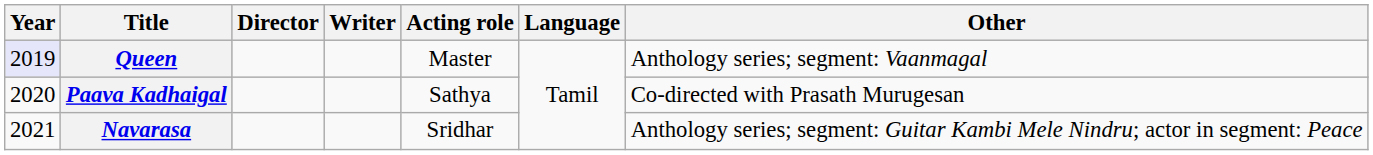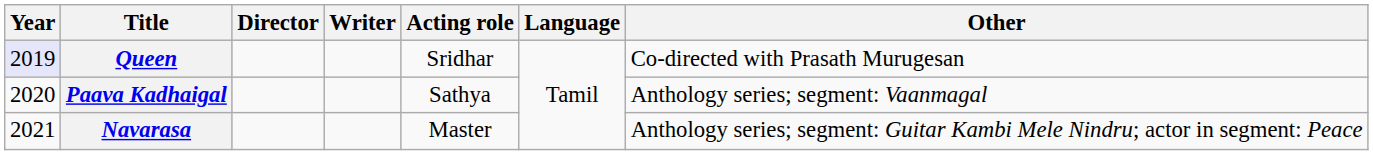(460, 58) Master -> (460, 58) Sridhar
(809, 58) Anthology series; segment: Vaanmagal -> (798, 58) Co-directed with Prasath Murugesan
(798, 94) Co-directed with Prasath Murugesan -> (809, 94) Anthology series; segment: Vaanmagal
(460, 130) Sridhar -> (460, 130) Master
